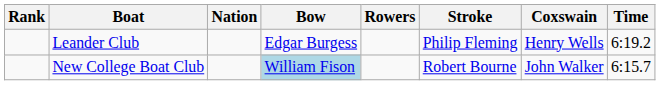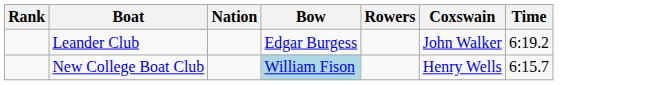- column: (470, 17)
(564, 42) Henry Wells -> (462, 42) John Walker
(564, 67) John Walker -> (462, 67) Henry Wells
